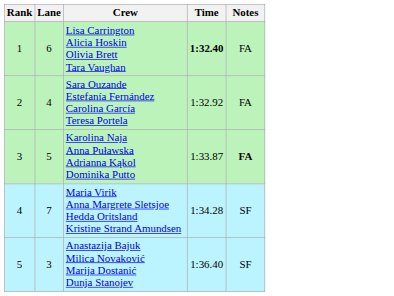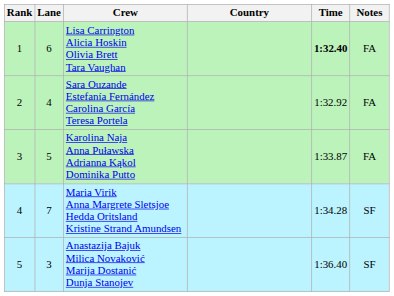+ column: (249, 13)
(245, 156) bold -> (369, 156) normal
